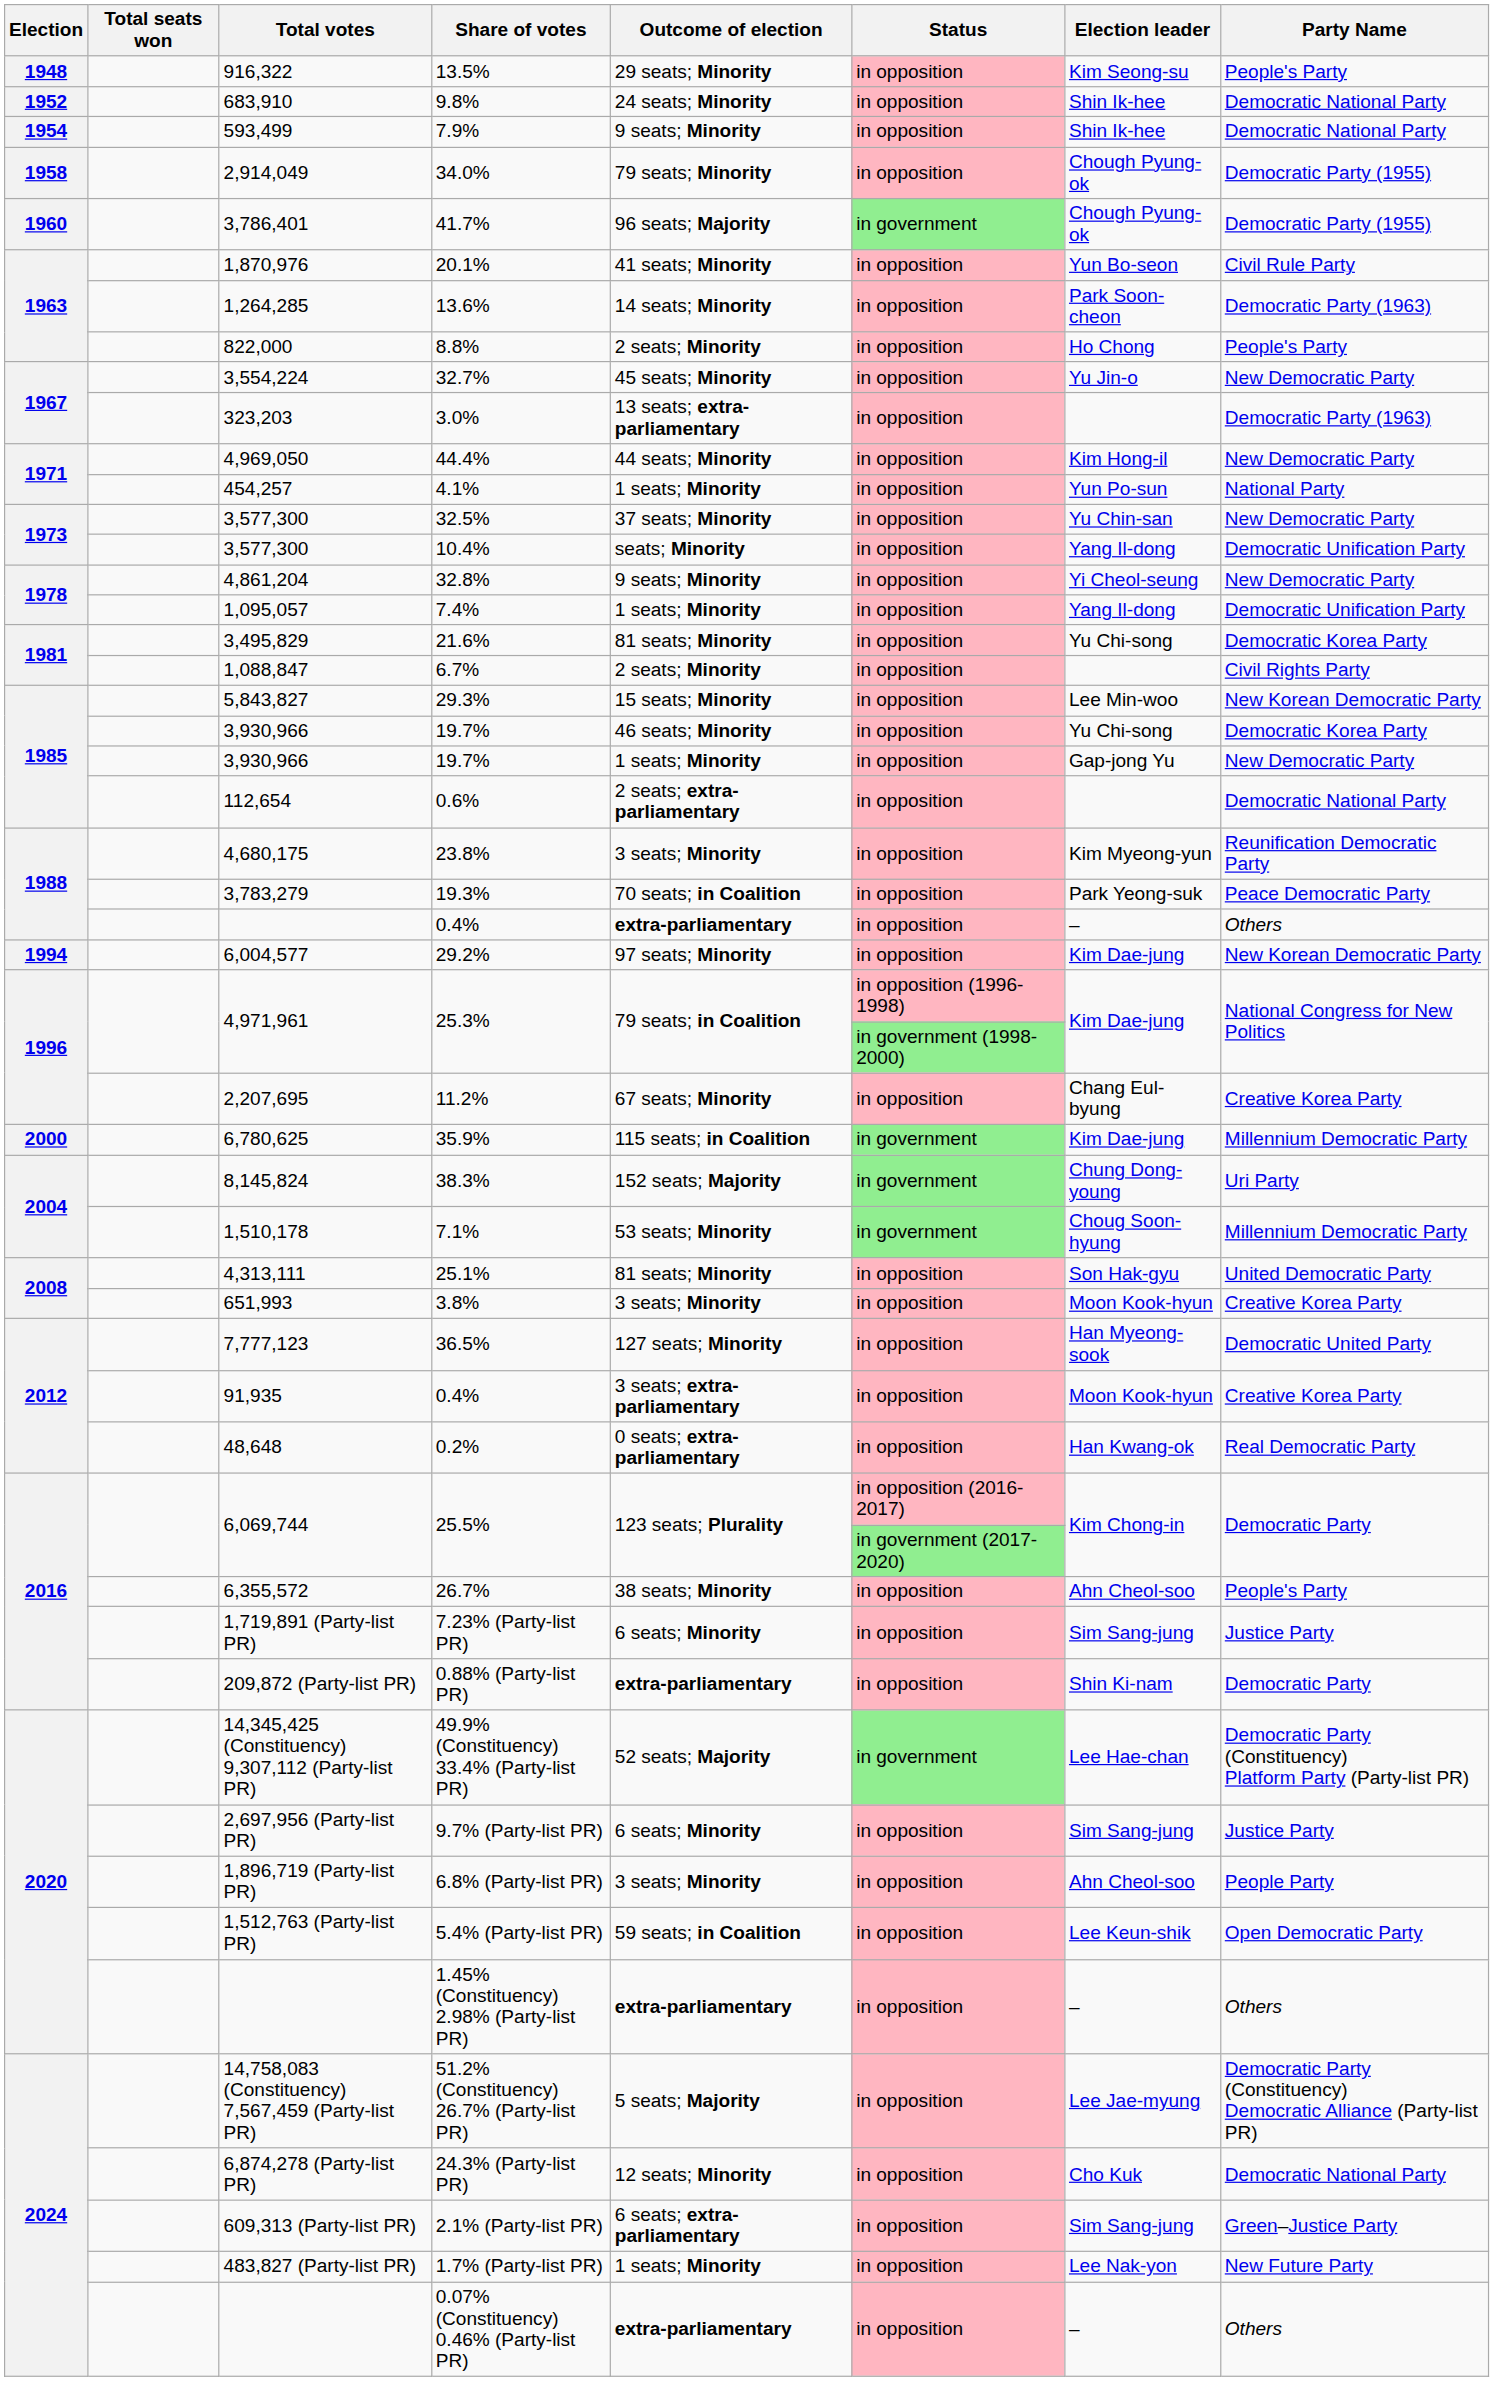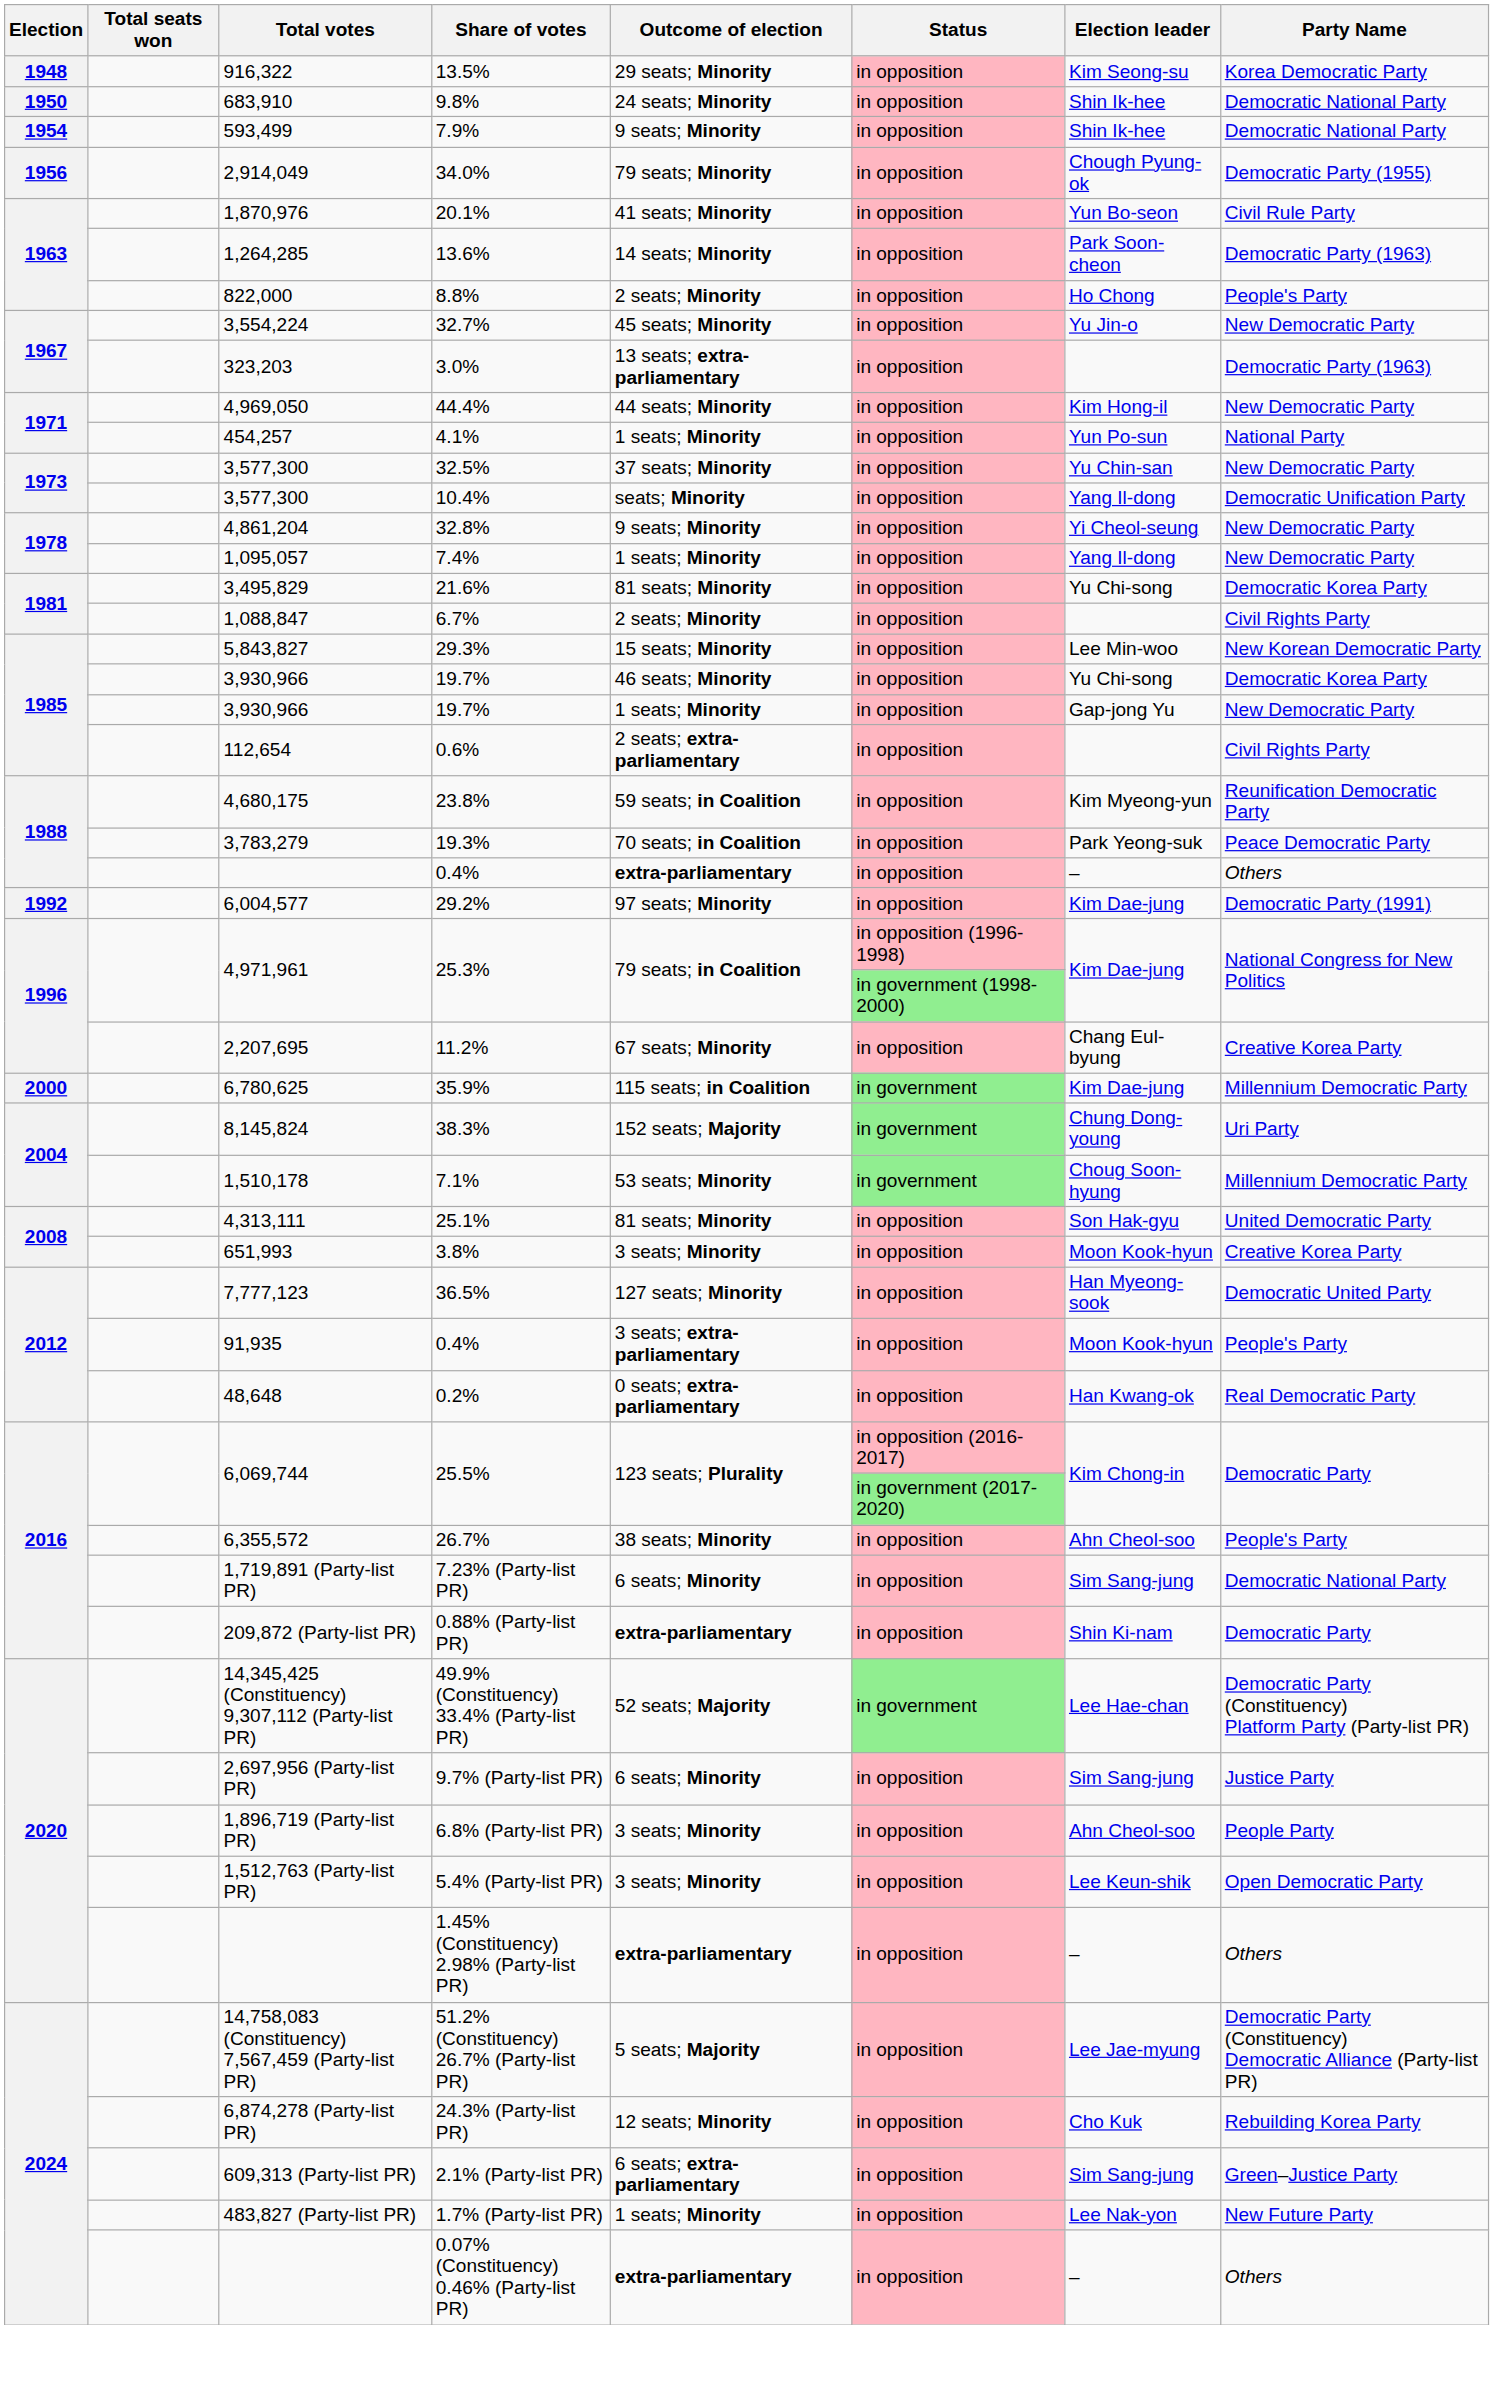(1286, 71) People's Party -> (1326, 71) Korea Democratic Party
(46, 101) 1952 -> (46, 101) 1950
(46, 172) 1958 -> (46, 172) 1956
- row: (266, 224)
(1345, 609) Democratic Unification Party -> (1319, 558) New Democratic Party
(1335, 801) Democratic National Party -> (1297, 750) Civil Rights Party
(688, 853) 3 seats; Minority -> (708, 801) 59 seats; in Coalition
(46, 954) 1994 -> (46, 903) 1992
(1353, 954) New Korean Democratic Party -> (1328, 903) Democratic Party (1991)
(1313, 1395) Creative Korea Party -> (1286, 1344) People's Party
(1279, 1632) Justice Party -> (1335, 1580) Democratic National Party
(708, 1933) 59 seats; in Coalition -> (688, 1881) 3 seats; Minority
(1335, 2173) Democratic National Party -> (1323, 2122) Rebuilding Korea Party
